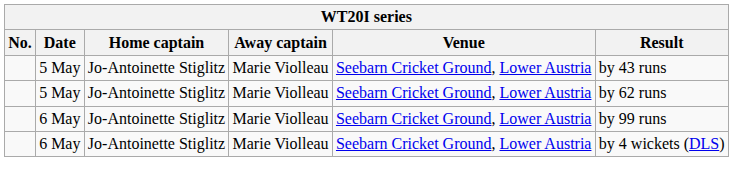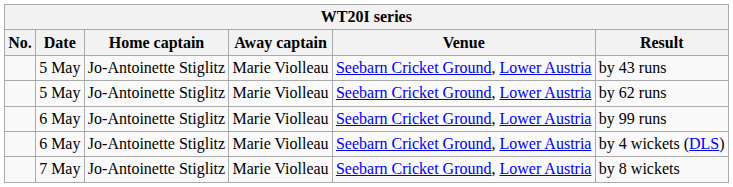+ row: (20, 169)
